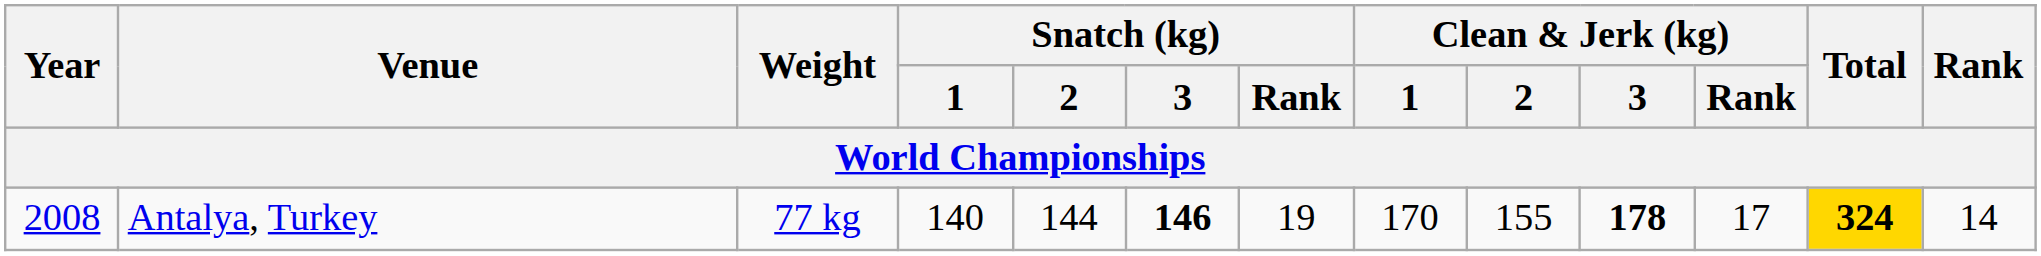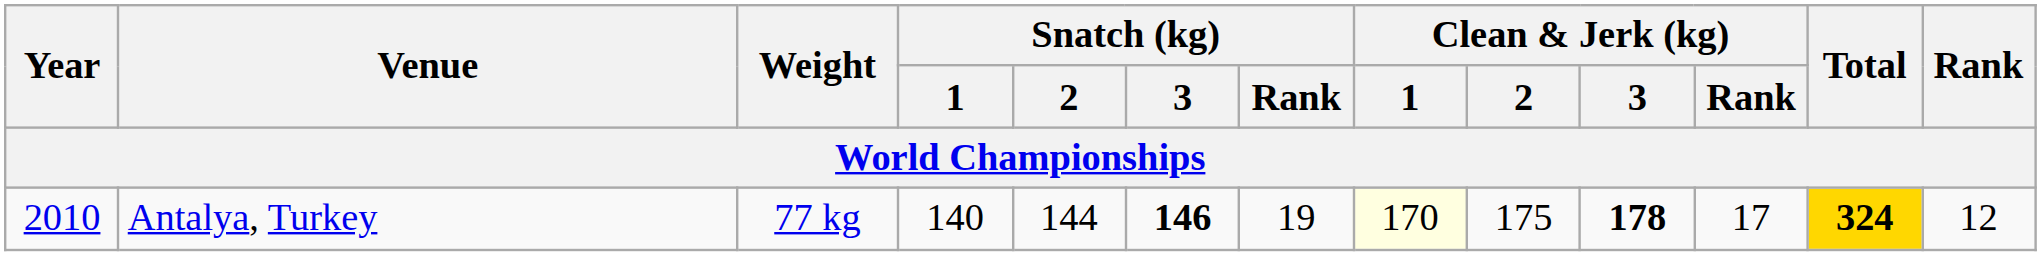(62, 217) 2008 -> (62, 217) 2010
(1410, 217) no background -> (1410, 217) lightyellow background
(1524, 217) 155 -> (1524, 217) 175
(1978, 217) 14 -> (1978, 217) 12
